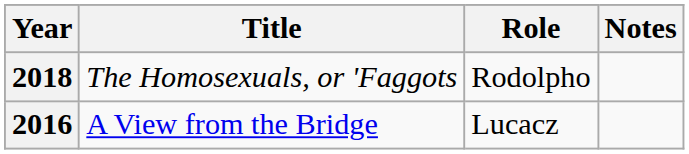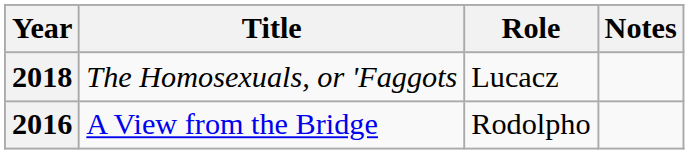(531, 76) Rodolpho -> (515, 76) Lucacz
(515, 124) Lucacz -> (531, 124) Rodolpho
